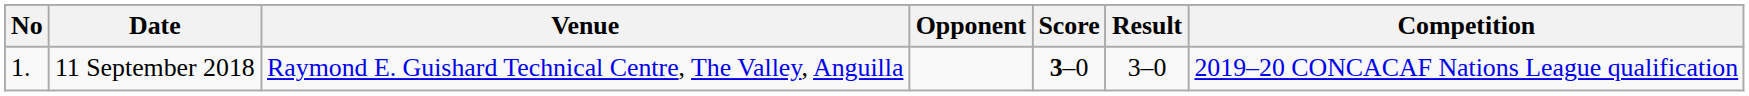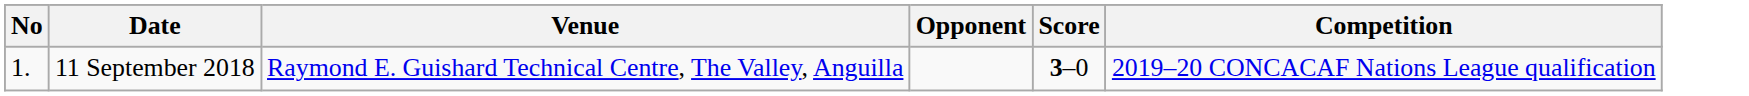- column: (1147, 25)
